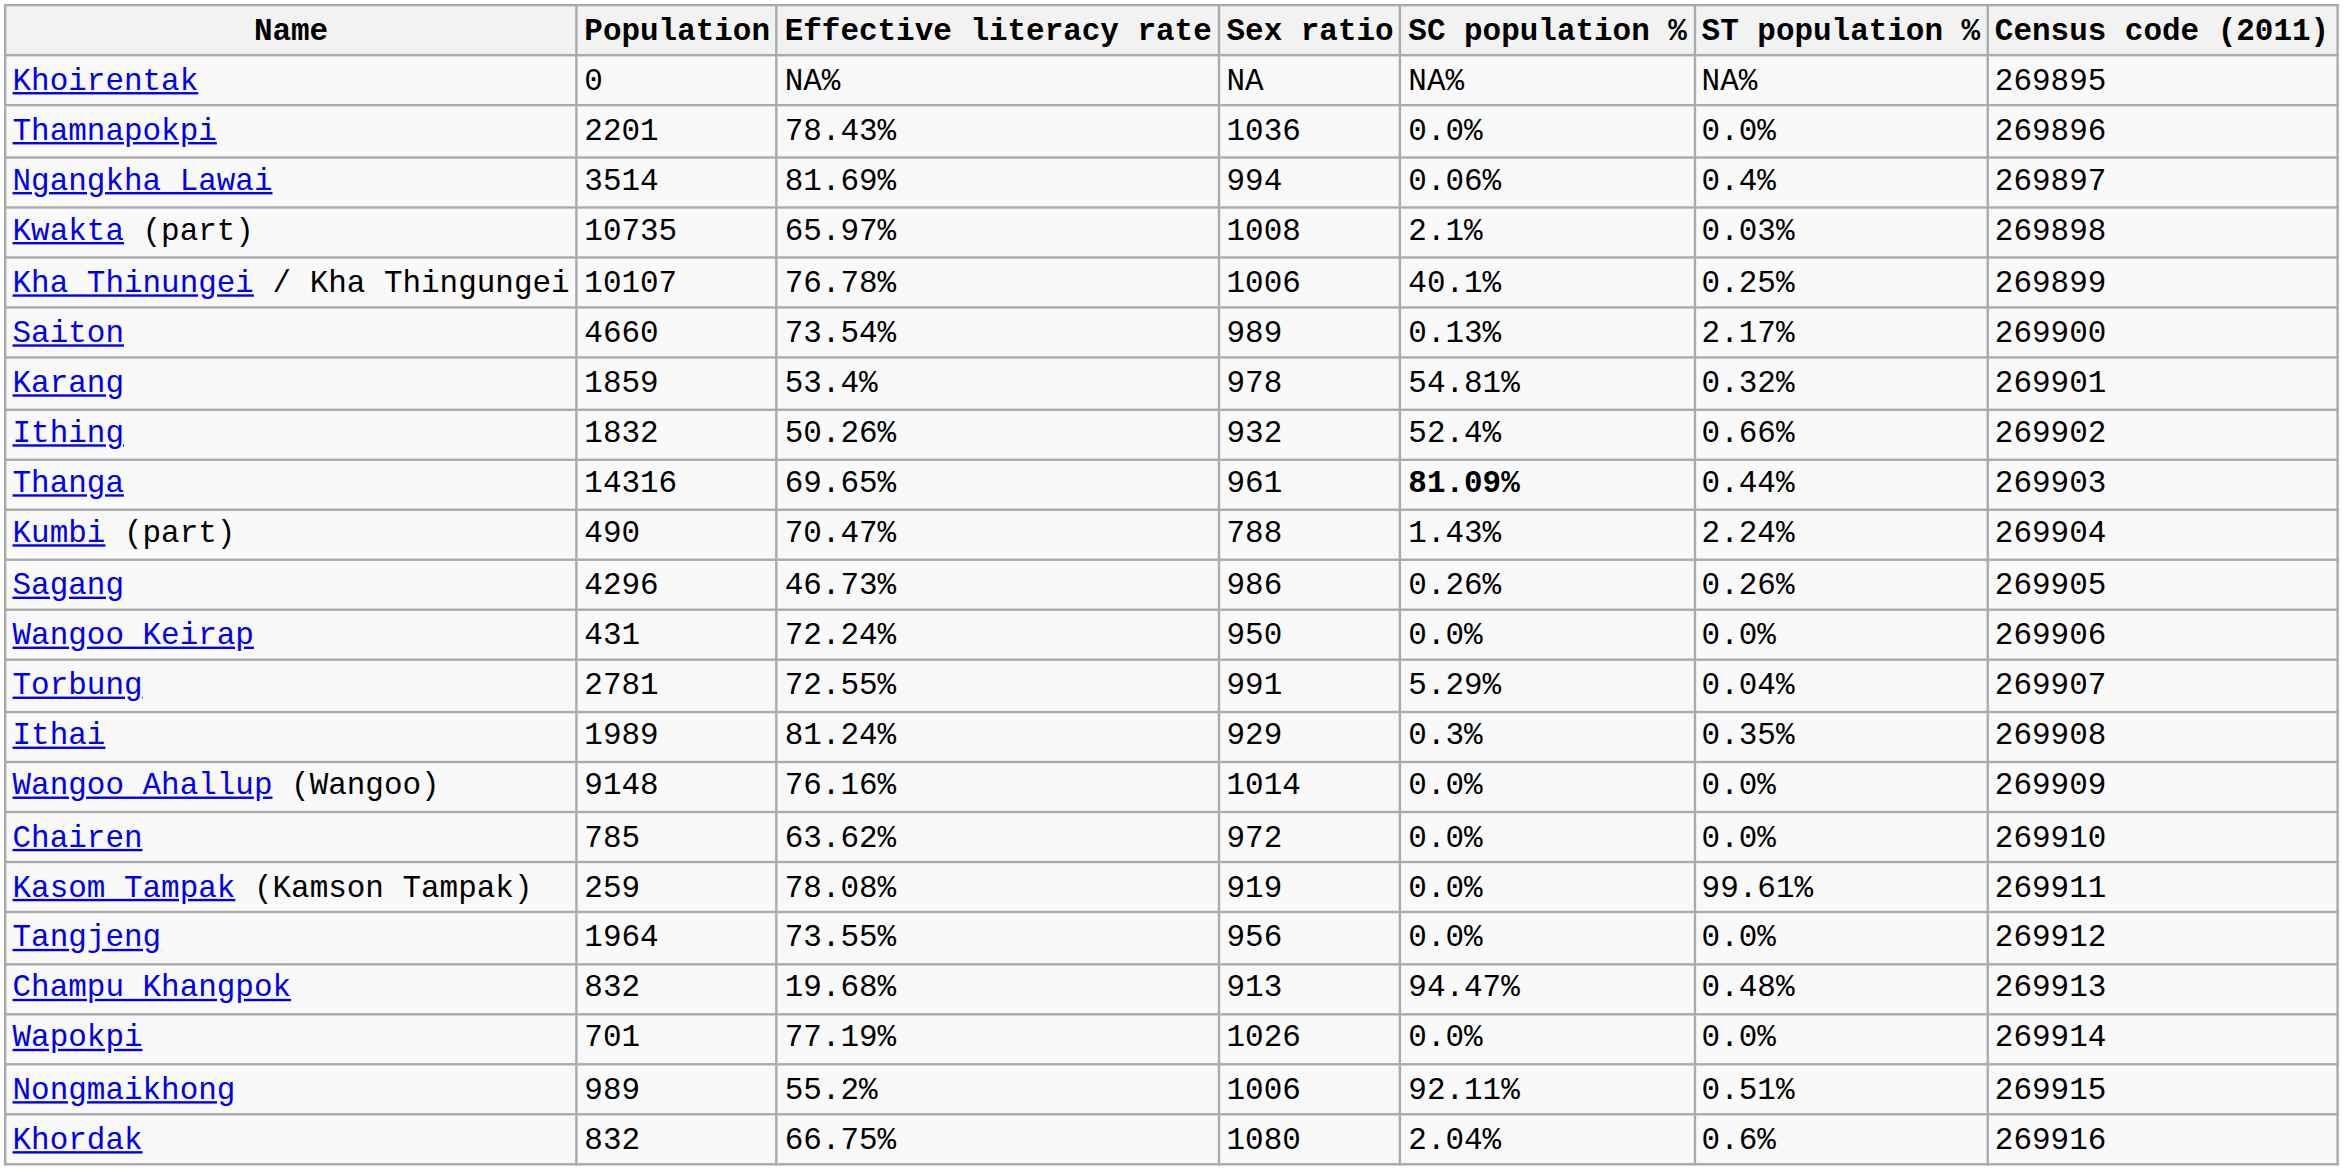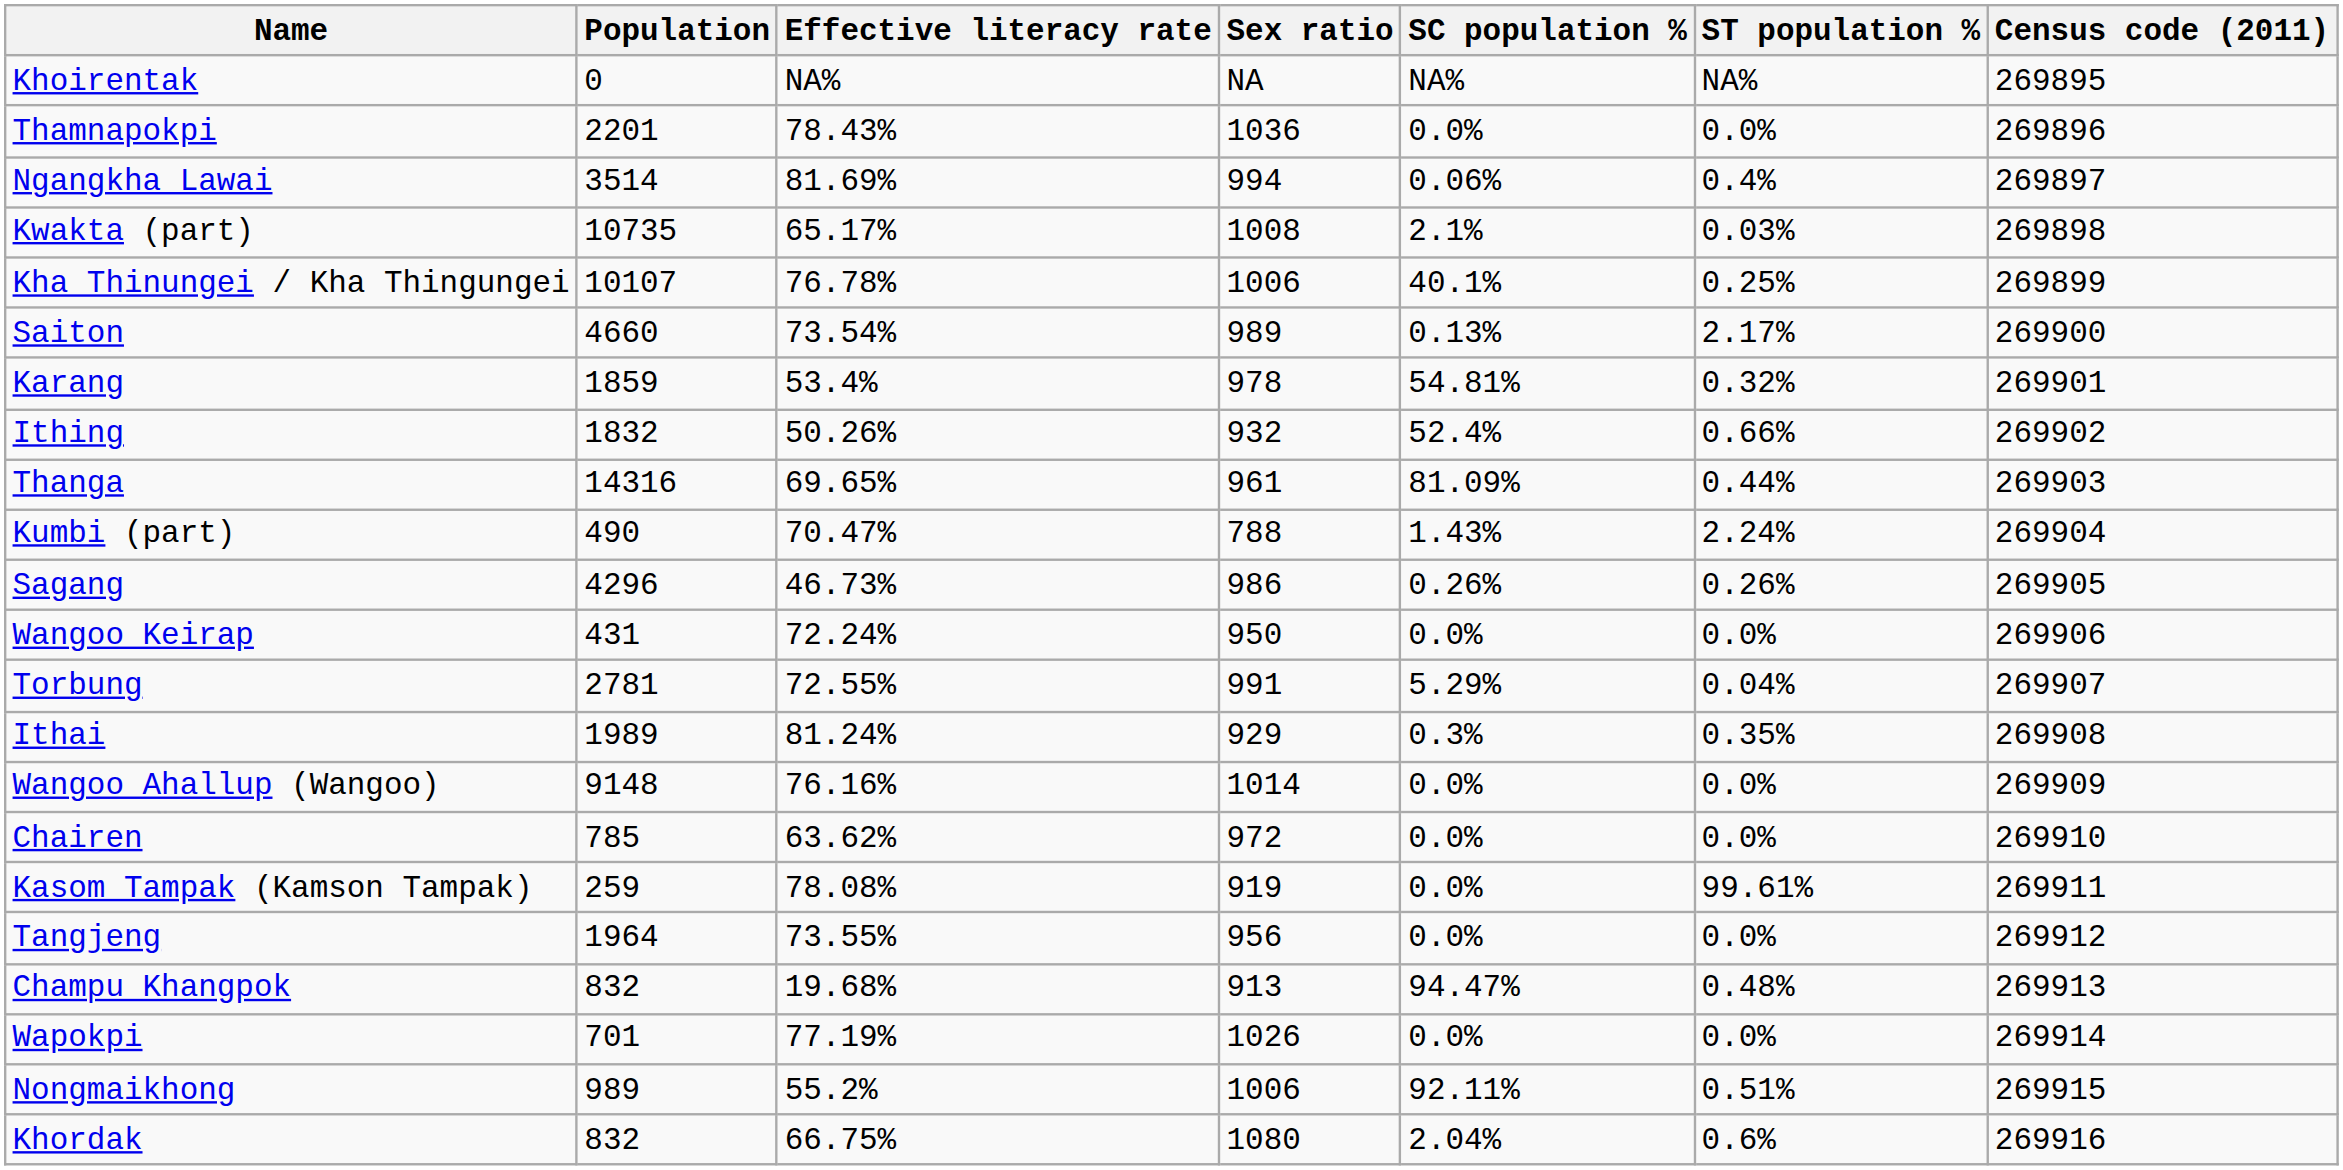(840, 232) 65.97% -> (840, 232) 65.17%
(1464, 484) bold -> (1464, 484) normal
